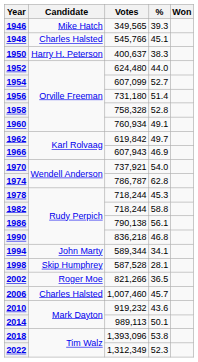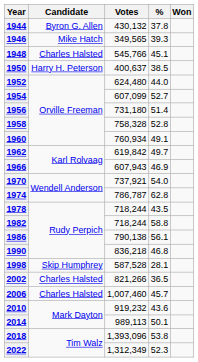+ row: (16, 26)
(159, 54) 38.3 -> (159, 68) 38.5
(159, 195) 45.3 -> (159, 209) 43.5
- row: (16, 252)
(81, 280) Roger Moe -> (71, 280) Charles Halsted
